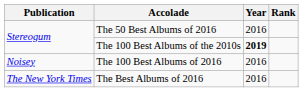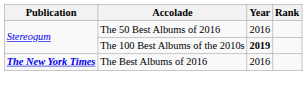- row: (159, 62)
(49, 78) normal -> (51, 62) bold
